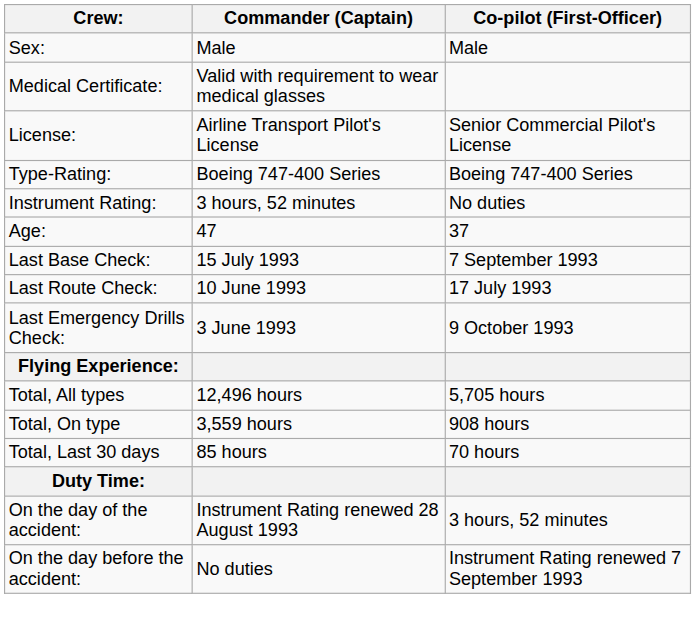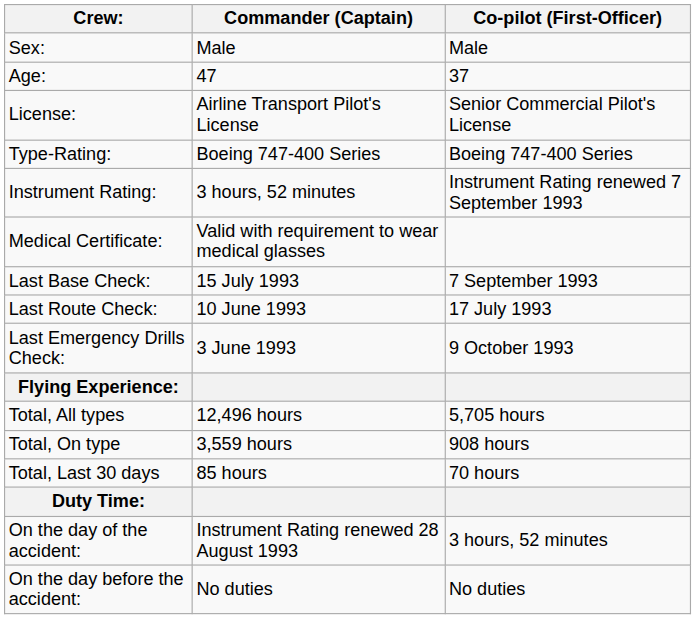rows swapped: (27, 231) <-> (86, 86)
(487, 202) No duties -> (565, 192) Instrument Rating renewed 7 September 1993
(565, 569) Instrument Rating renewed 7 September 1993 -> (487, 589) No duties
